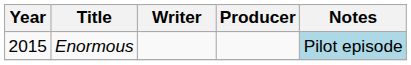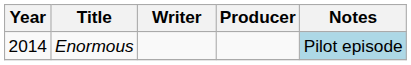(28, 45) 2015 -> (28, 45) 2014
